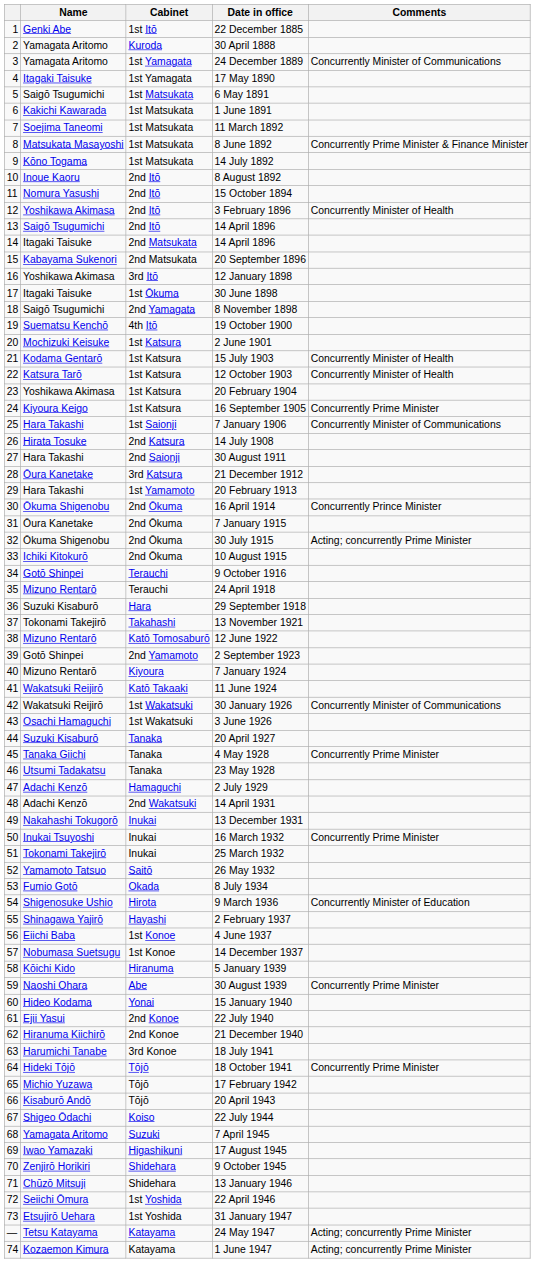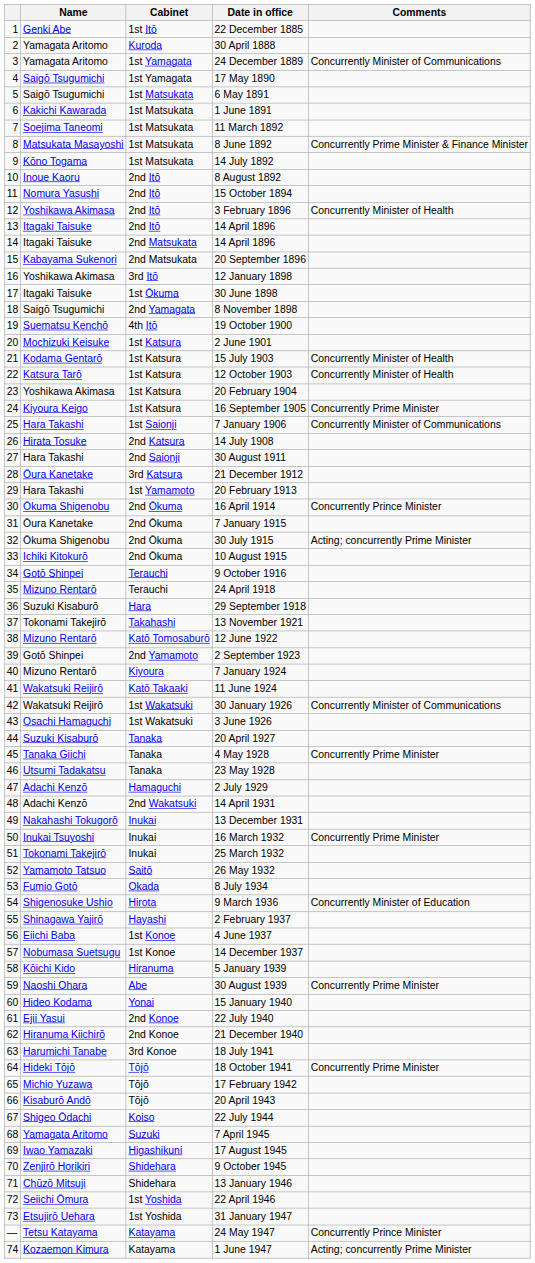(57, 78) Itagaki Taisuke -> (64, 78) Saigō Tsugumichi
(64, 227) Saigō Tsugumichi -> (57, 227) Itagaki Taisuke
(391, 1233) Acting; concurrently Prime Minister -> (376, 1233) Concurrently Prince Minister
